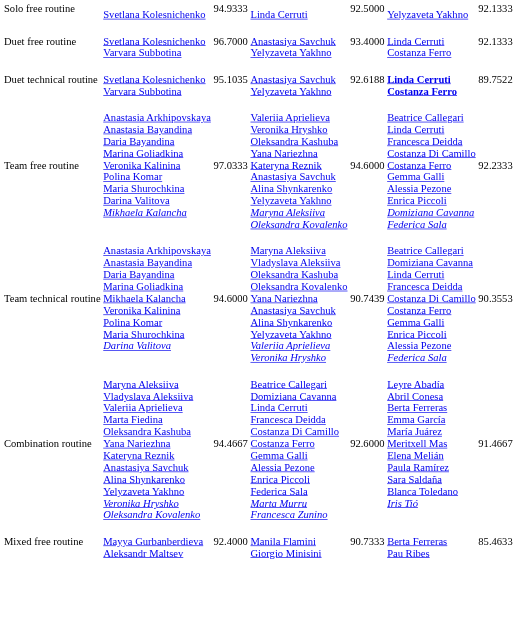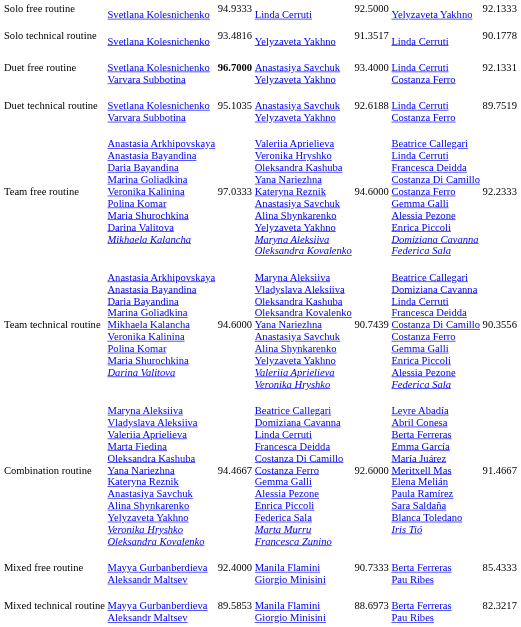+ row: (50, 35)
(231, 41) normal -> (235, 67) bold
(496, 41) 92.1333 -> (500, 67) 92.1331
(422, 85) bold -> (424, 111) normal
(496, 79) 89.7522 -> (500, 106) 89.7519
(496, 298) 90.3553 -> (500, 325) 90.3556
(496, 541) 85.4633 -> (500, 568) 85.4333
+ row: (54, 606)
